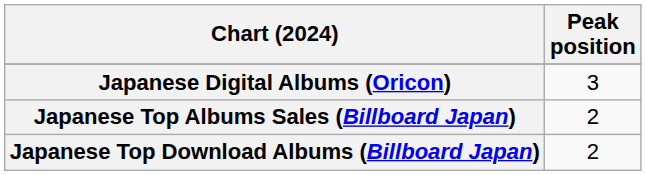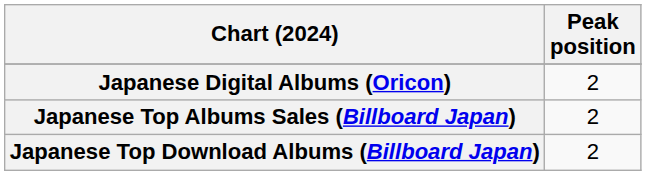(593, 81) 3 -> (593, 81) 2
